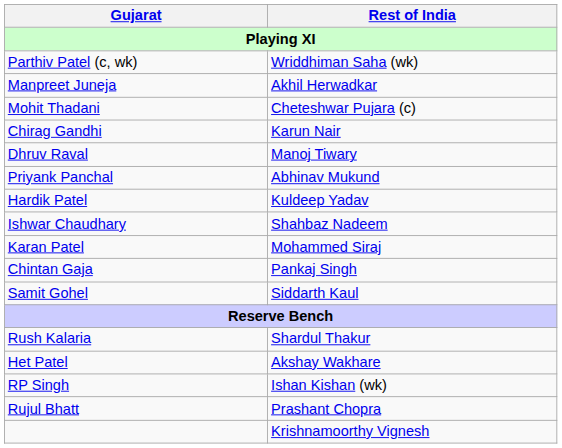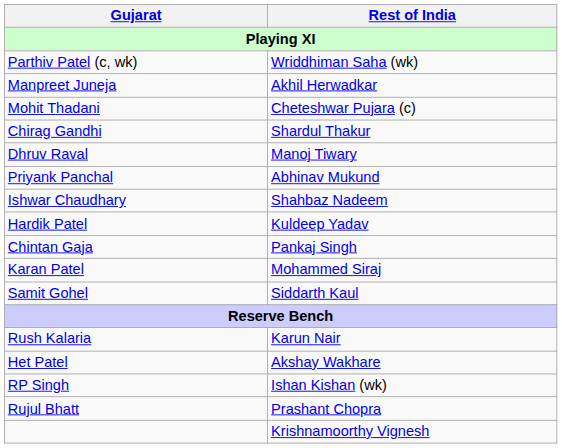(306, 131) Karun Nair -> (321, 131) Shardul Thakur
rows swapped: (47, 200) <-> (67, 223)
rows swapped: (50, 270) <-> (46, 246)
(321, 339) Shardul Thakur -> (306, 339) Karun Nair
